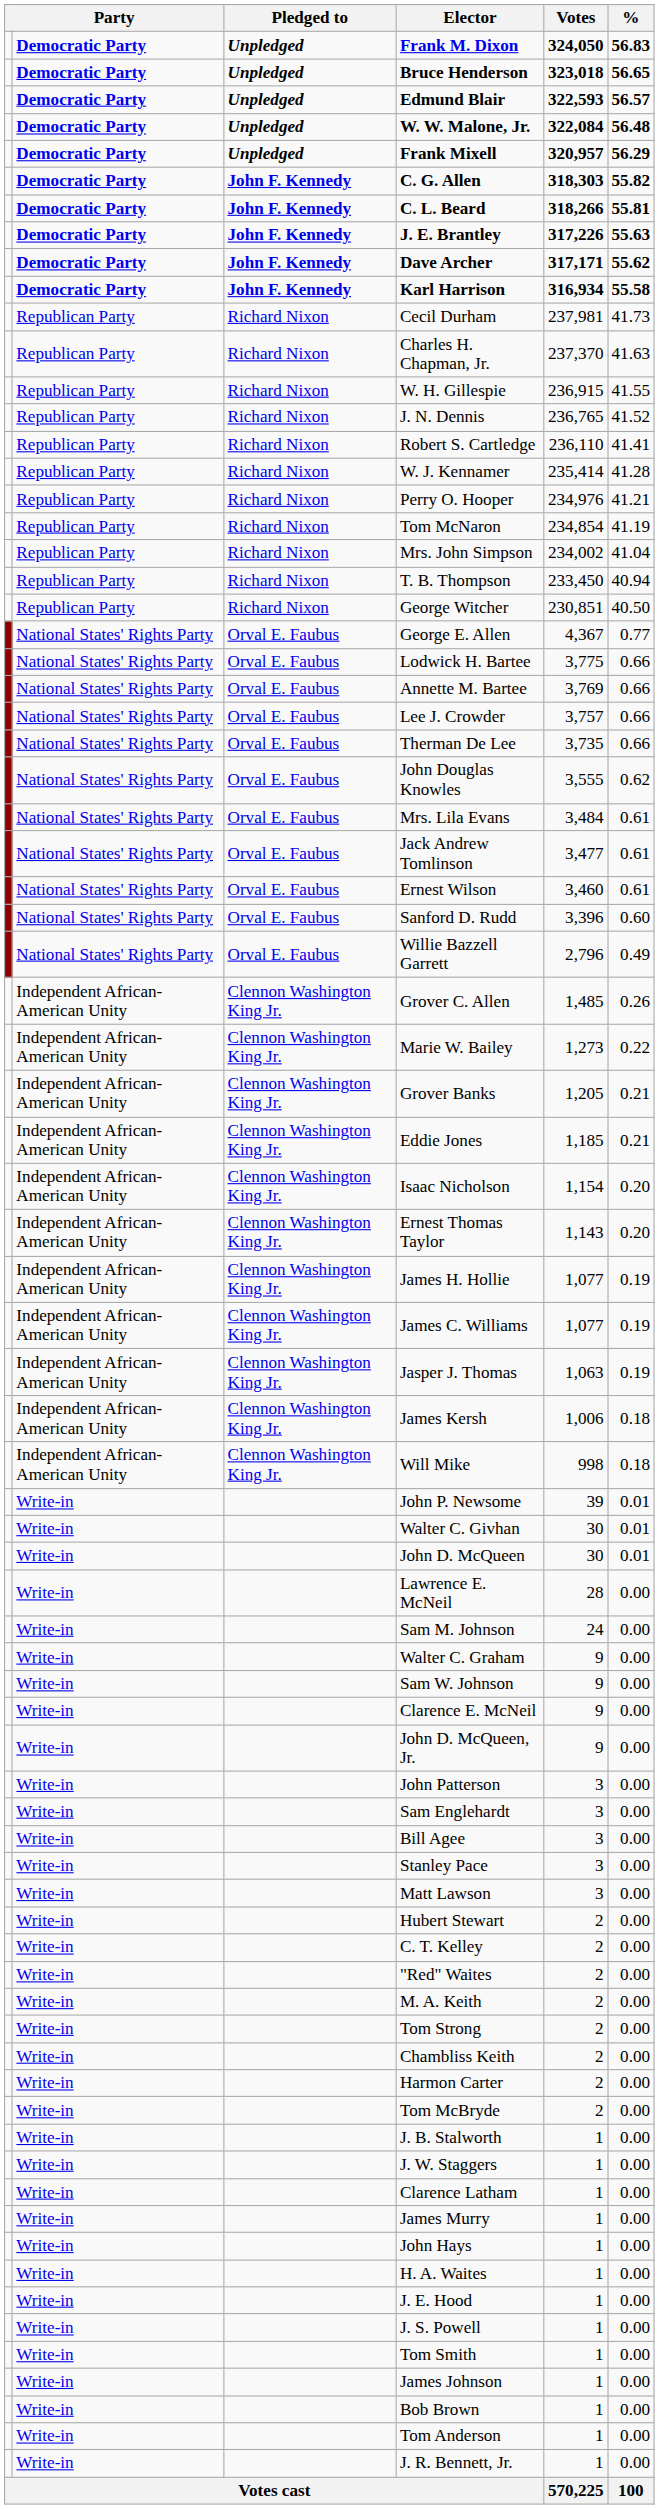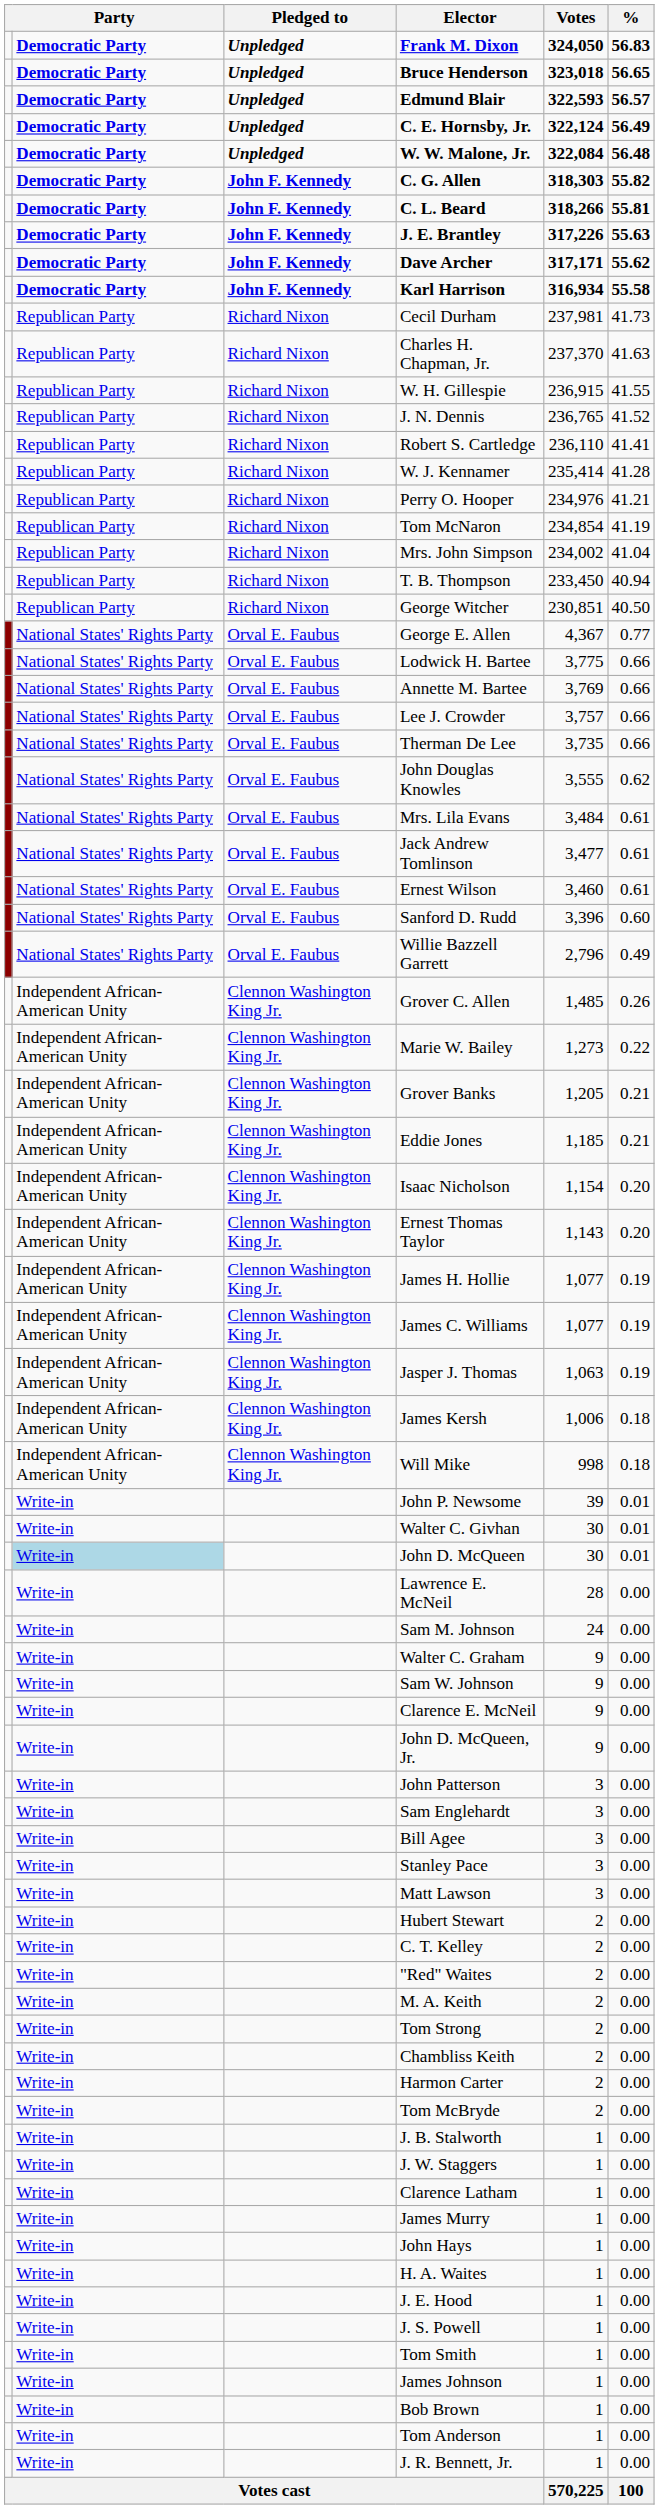+ row: (465, 126)
- row: (448, 153)
(45, 1555) no background -> (45, 1555) lightblue background
